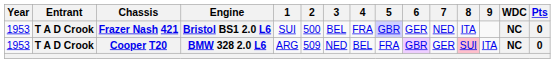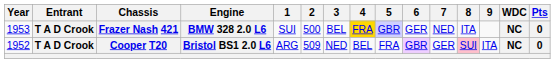(227, 29) Bristol BS1 2.0 L6 -> (227, 29) BMW 328 2.0 L6
(363, 29) no background -> (363, 29) gold background
(18, 46) 1953 -> (18, 46) 1952
(227, 46) BMW 328 2.0 L6 -> (227, 46) Bristol BS1 2.0 L6
